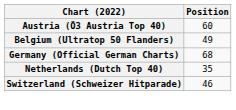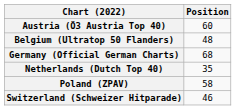(208, 40) 49 -> (208, 40) 48
+ row: (94, 84)
